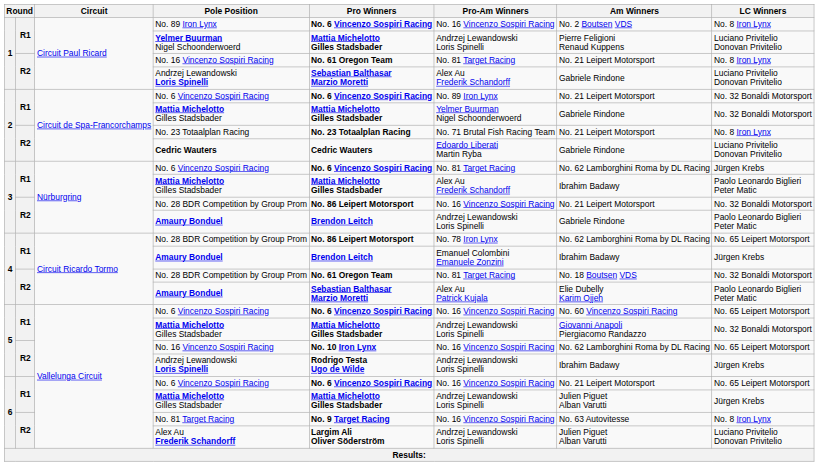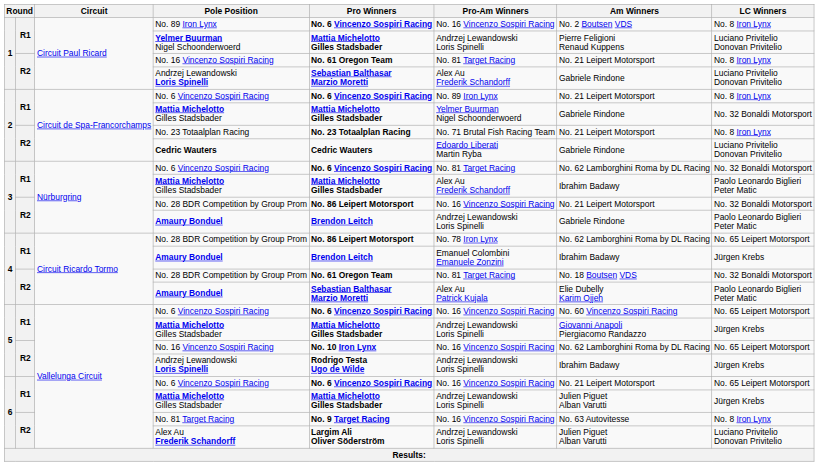(763, 96) No. 32 Bonaldi Motorsport -> (742, 96) No. 8 Iron Lynx
(739, 167) Jürgen Krebs -> (763, 167) No. 32 Bonaldi Motorsport
(763, 329) No. 32 Bonaldi Motorsport -> (739, 329) Jürgen Krebs
